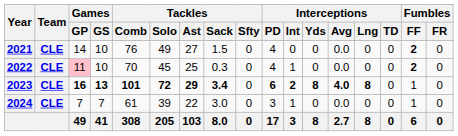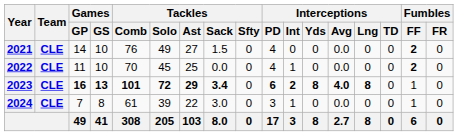(80, 67) pink background -> (80, 67) no background
(220, 67) 0.3 -> (220, 67) 0.0
(101, 103) 7 -> (101, 103) 8
